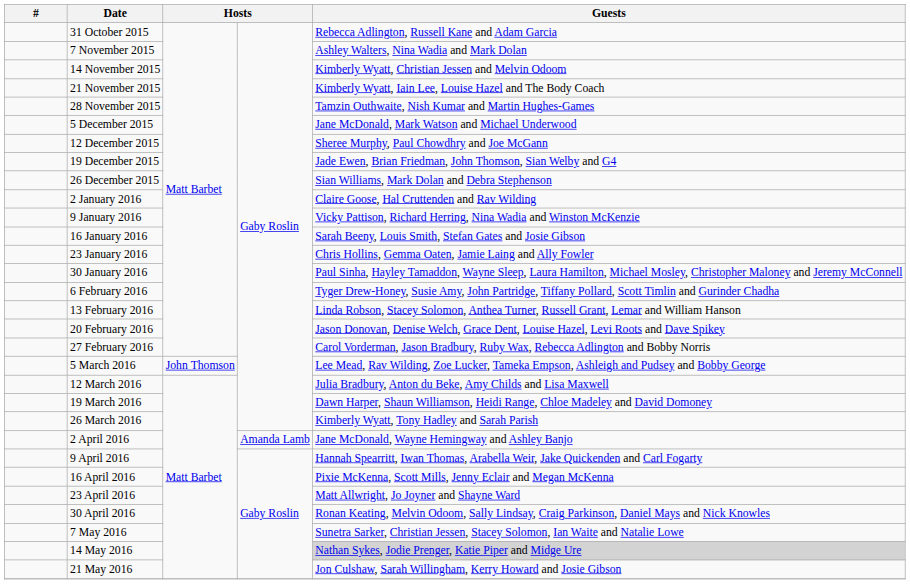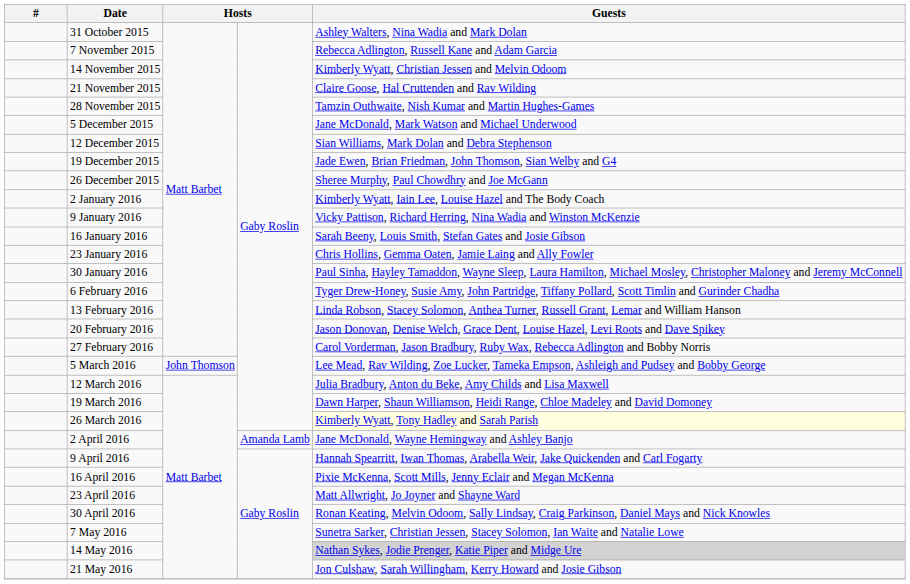(436, 32) Rebecca Adlington, Russell Kane and Adam Garcia -> (421, 32) Ashley Walters, Nina Wadia and Mark Dolan
(421, 50) Ashley Walters, Nina Wadia and Mark Dolan -> (436, 50) Rebecca Adlington, Russell Kane and Adam Garcia
(460, 87) Kimberly Wyatt, Iain Lee, Louise Hazel and The Body Coach -> (426, 87) Claire Goose, Hal Cruttenden and Rav Wilding
(432, 143) Sheree Murphy, Paul Chowdhry and Joe McGann -> (434, 143) Sian Williams, Mark Dolan and Debra Stephenson
(434, 180) Sian Williams, Mark Dolan and Debra Stephenson -> (432, 180) Sheree Murphy, Paul Chowdhry and Joe McGann
(426, 198) Claire Goose, Hal Cruttenden and Rav Wilding -> (460, 198) Kimberly Wyatt, Iain Lee, Louise Hazel and The Body Coach
(427, 421) no background -> (427, 421) lightyellow background
